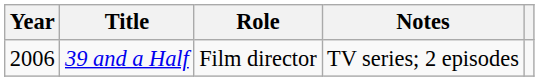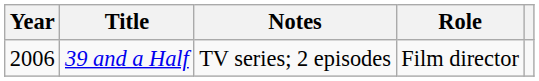columns swapped: (258, 22) <-> (423, 22)
